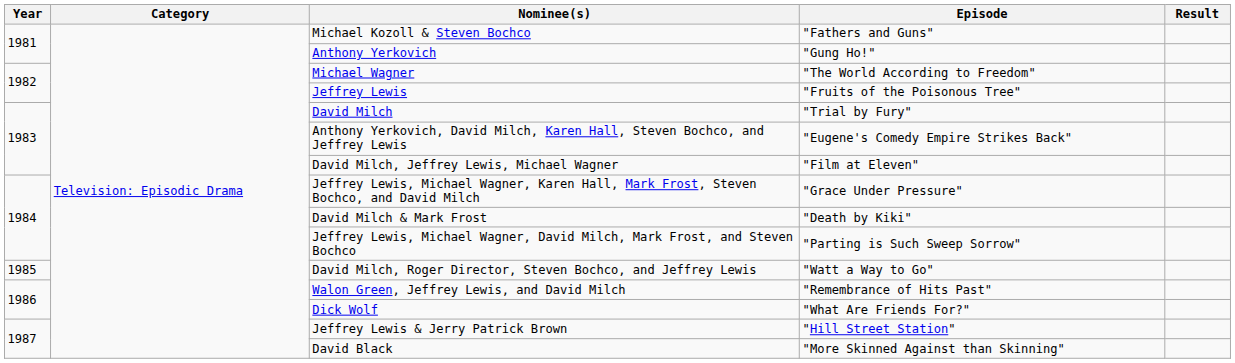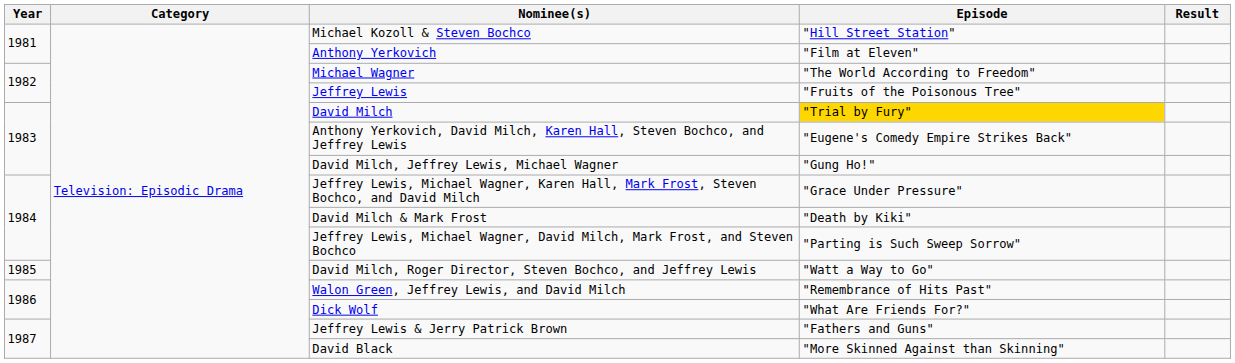(868, 34) "Fathers and Guns" -> (879, 34) "Hill Street Station"
(839, 54) "Gung Ho!" -> (861, 54) "Film at Eleven"
(857, 112) no background -> (857, 112) gold background
(861, 165) "Film at Eleven" -> (839, 165) "Gung Ho!"
(879, 329) "Hill Street Station" -> (868, 329) "Fathers and Guns"
